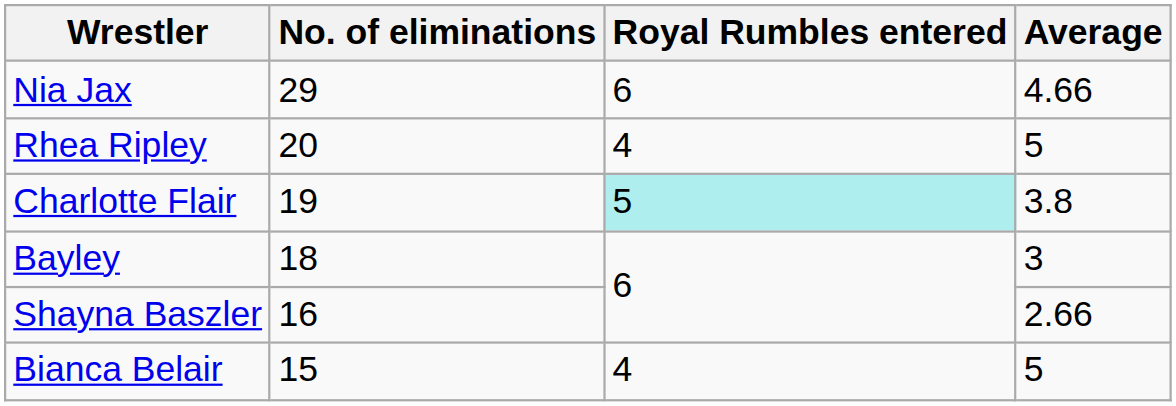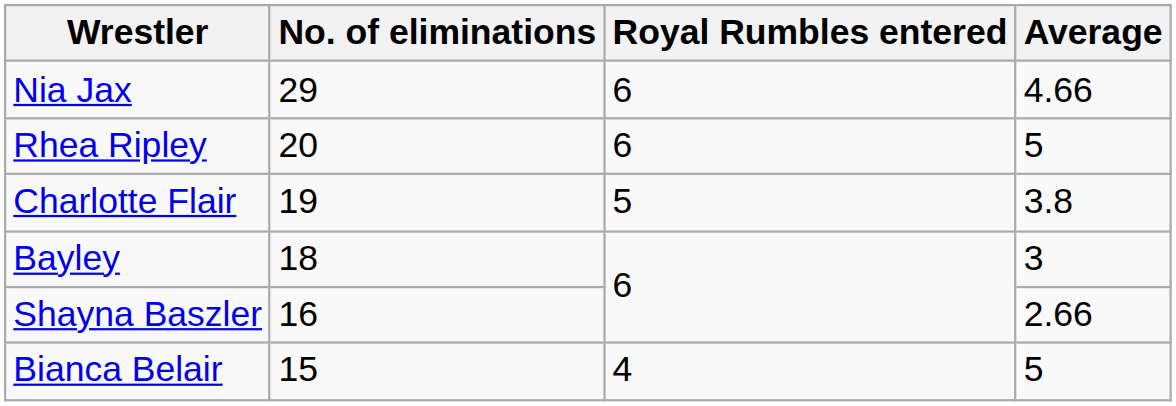(622, 145) 4 -> (622, 145) 6
(622, 201) paleturquoise background -> (622, 201) no background
